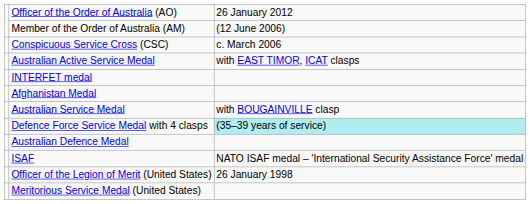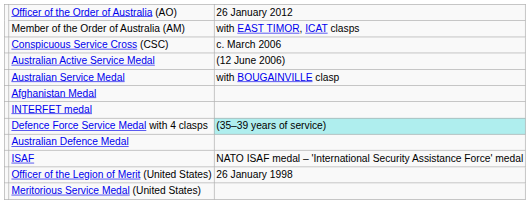(251, 28) (12 June 2006) -> (288, 28) with EAST TIMOR, ICAT clasps
(288, 61) with EAST TIMOR, ICAT clasps -> (251, 61) (12 June 2006)
rows swapped: (52, 77) <-> (68, 110)
